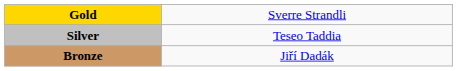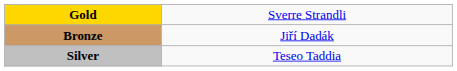rows swapped: (83, 35) <-> (83, 55)
